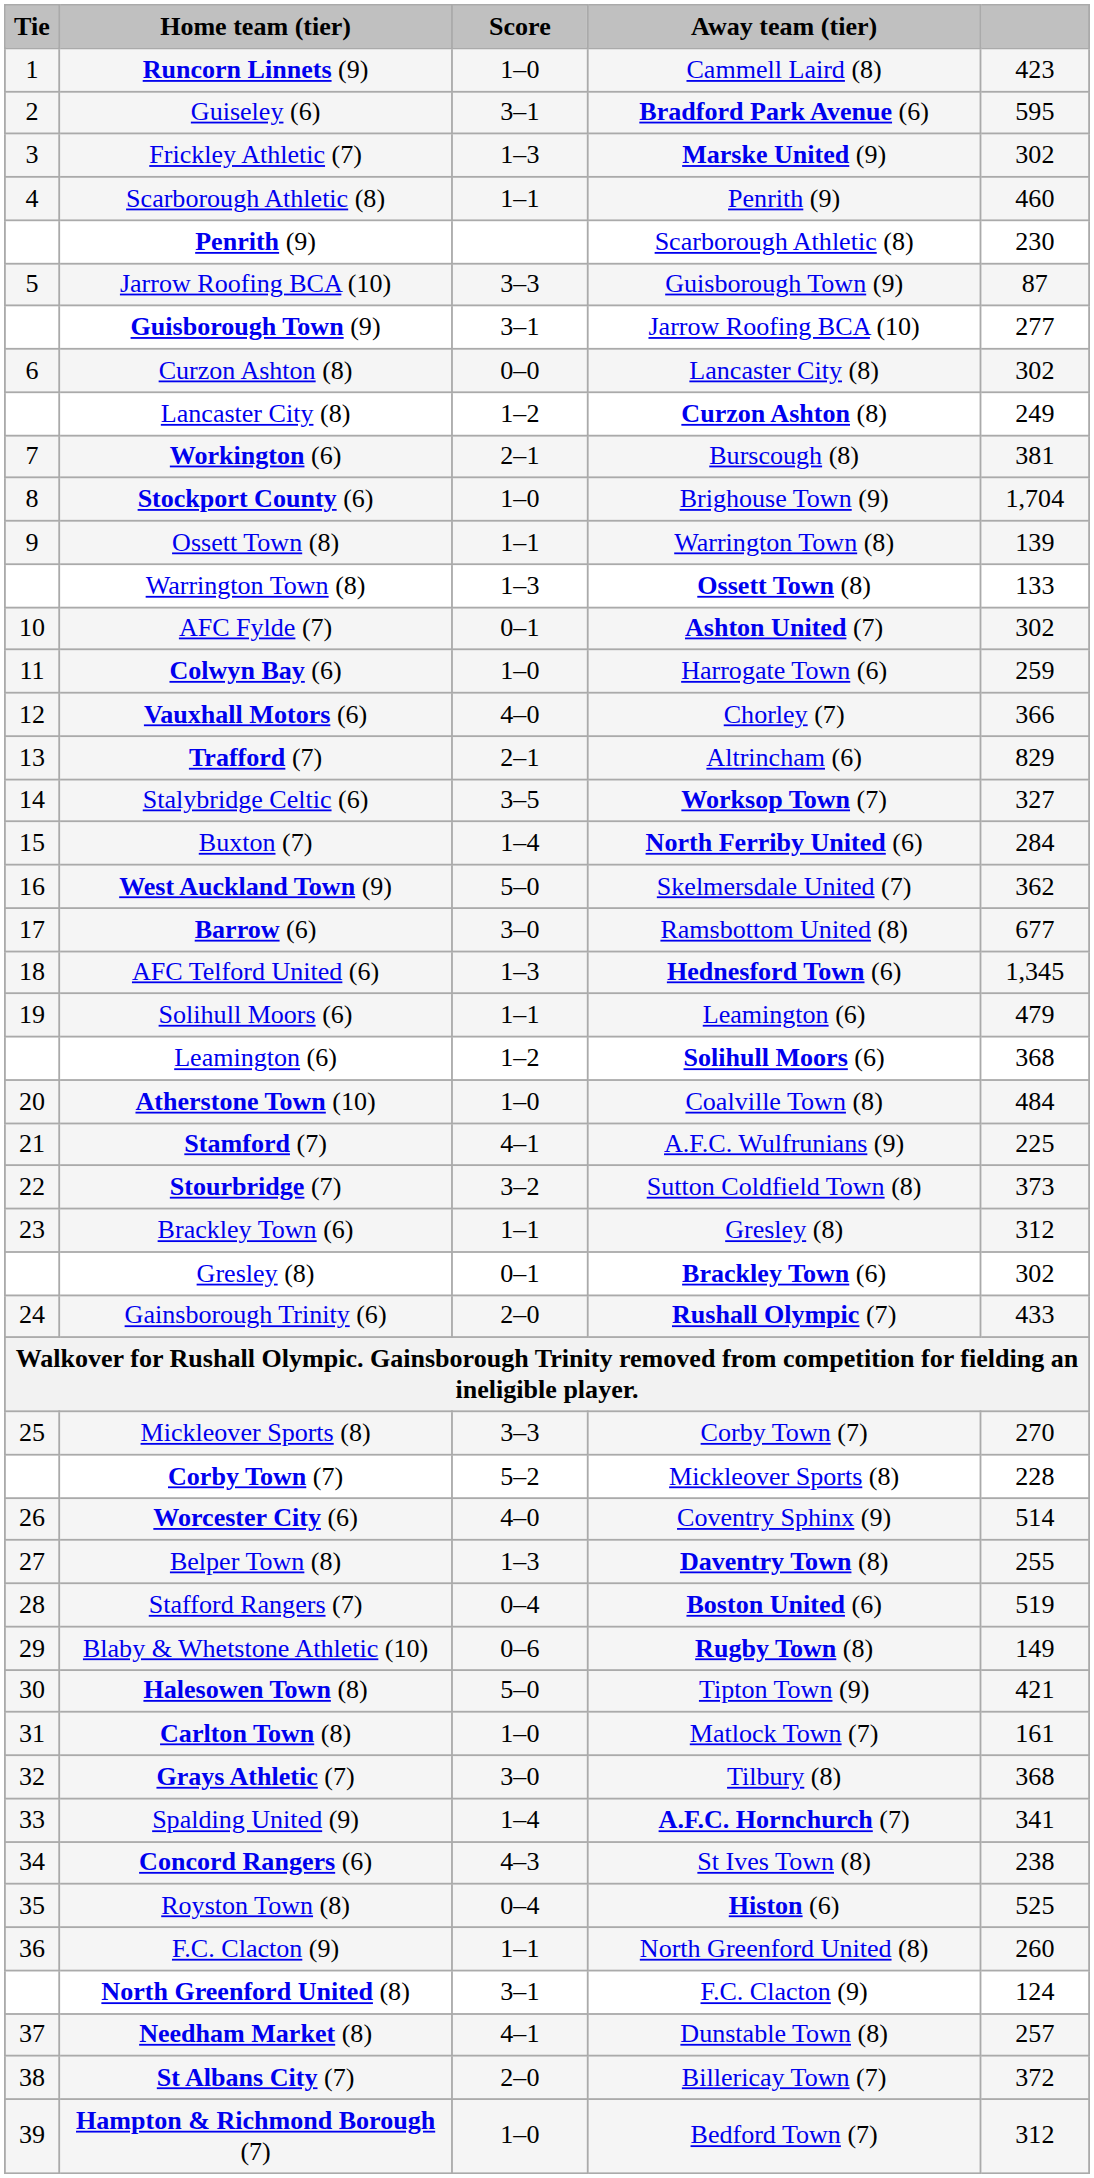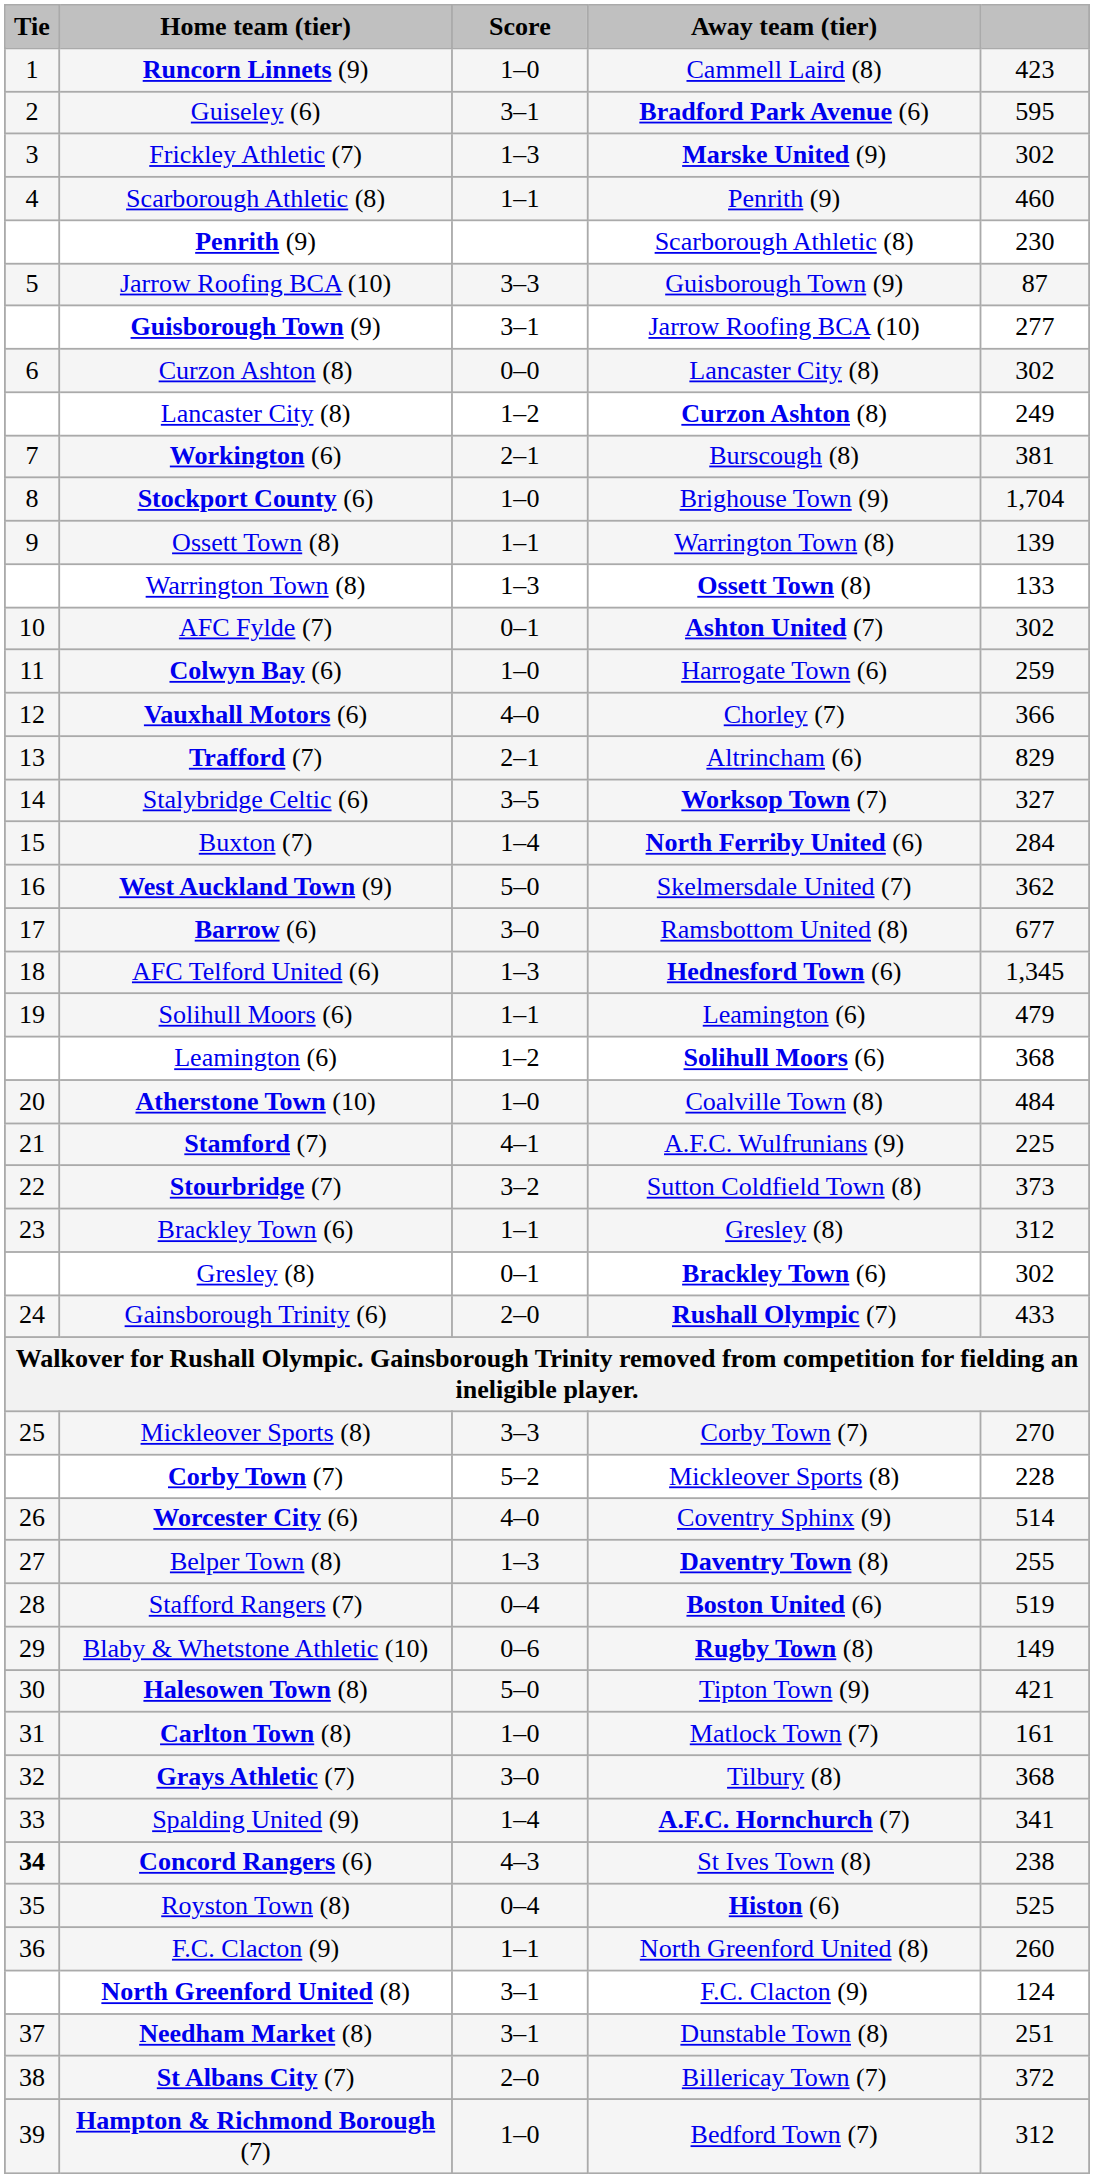(32, 1862) normal -> (32, 1862) bold
(520, 2034) 4–1 -> (520, 2034) 3–1
(1035, 2034) 257 -> (1035, 2034) 251
